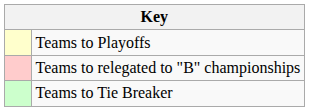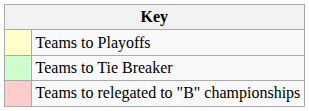rows swapped: (104, 93) <-> (168, 67)
